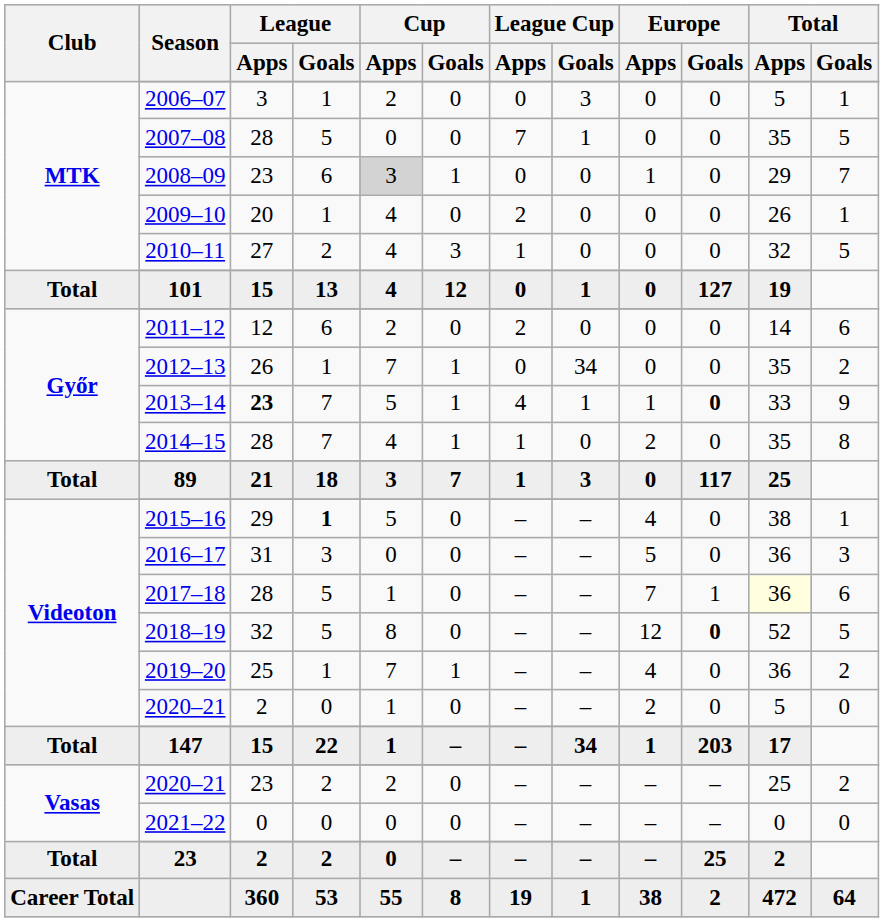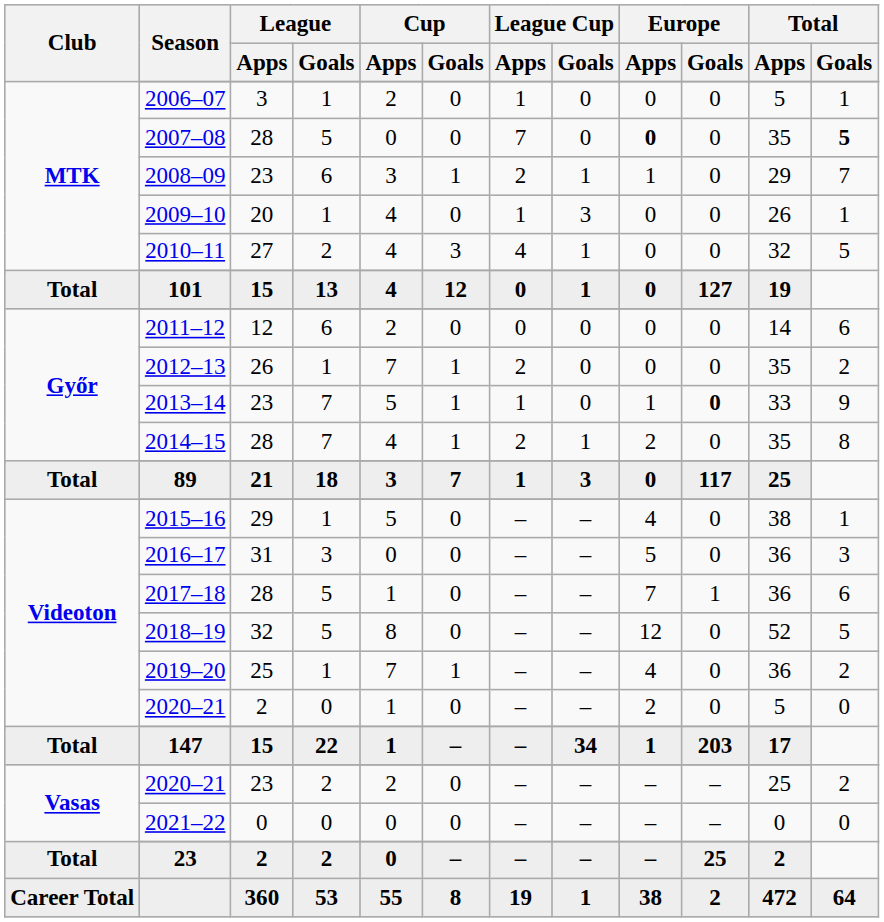(520, 99) 0 -> (520, 99) 1
(586, 99) 3 -> (586, 99) 0
(586, 137) 1 -> (586, 137) 0
(650, 137) normal -> (650, 137) bold
(844, 137) normal -> (844, 137) bold
(391, 175) lightgrey background -> (391, 175) no background
(520, 175) 0 -> (520, 175) 2
(586, 175) 0 -> (586, 175) 1
(520, 213) 2 -> (520, 213) 1
(586, 213) 0 -> (586, 213) 3
(520, 251) 1 -> (520, 251) 4
(586, 251) 0 -> (586, 251) 1
(520, 327) 2 -> (520, 327) 0
(520, 365) 0 -> (520, 365) 2
(586, 365) 34 -> (586, 365) 0
(262, 403) bold -> (262, 403) normal
(520, 403) 4 -> (520, 403) 1
(586, 403) 1 -> (586, 403) 0
(520, 441) 1 -> (520, 441) 2
(586, 441) 0 -> (586, 441) 1
(326, 517) bold -> (326, 517) normal
(780, 593) lightyellow background -> (780, 593) no background
(715, 631) bold -> (715, 631) normal
